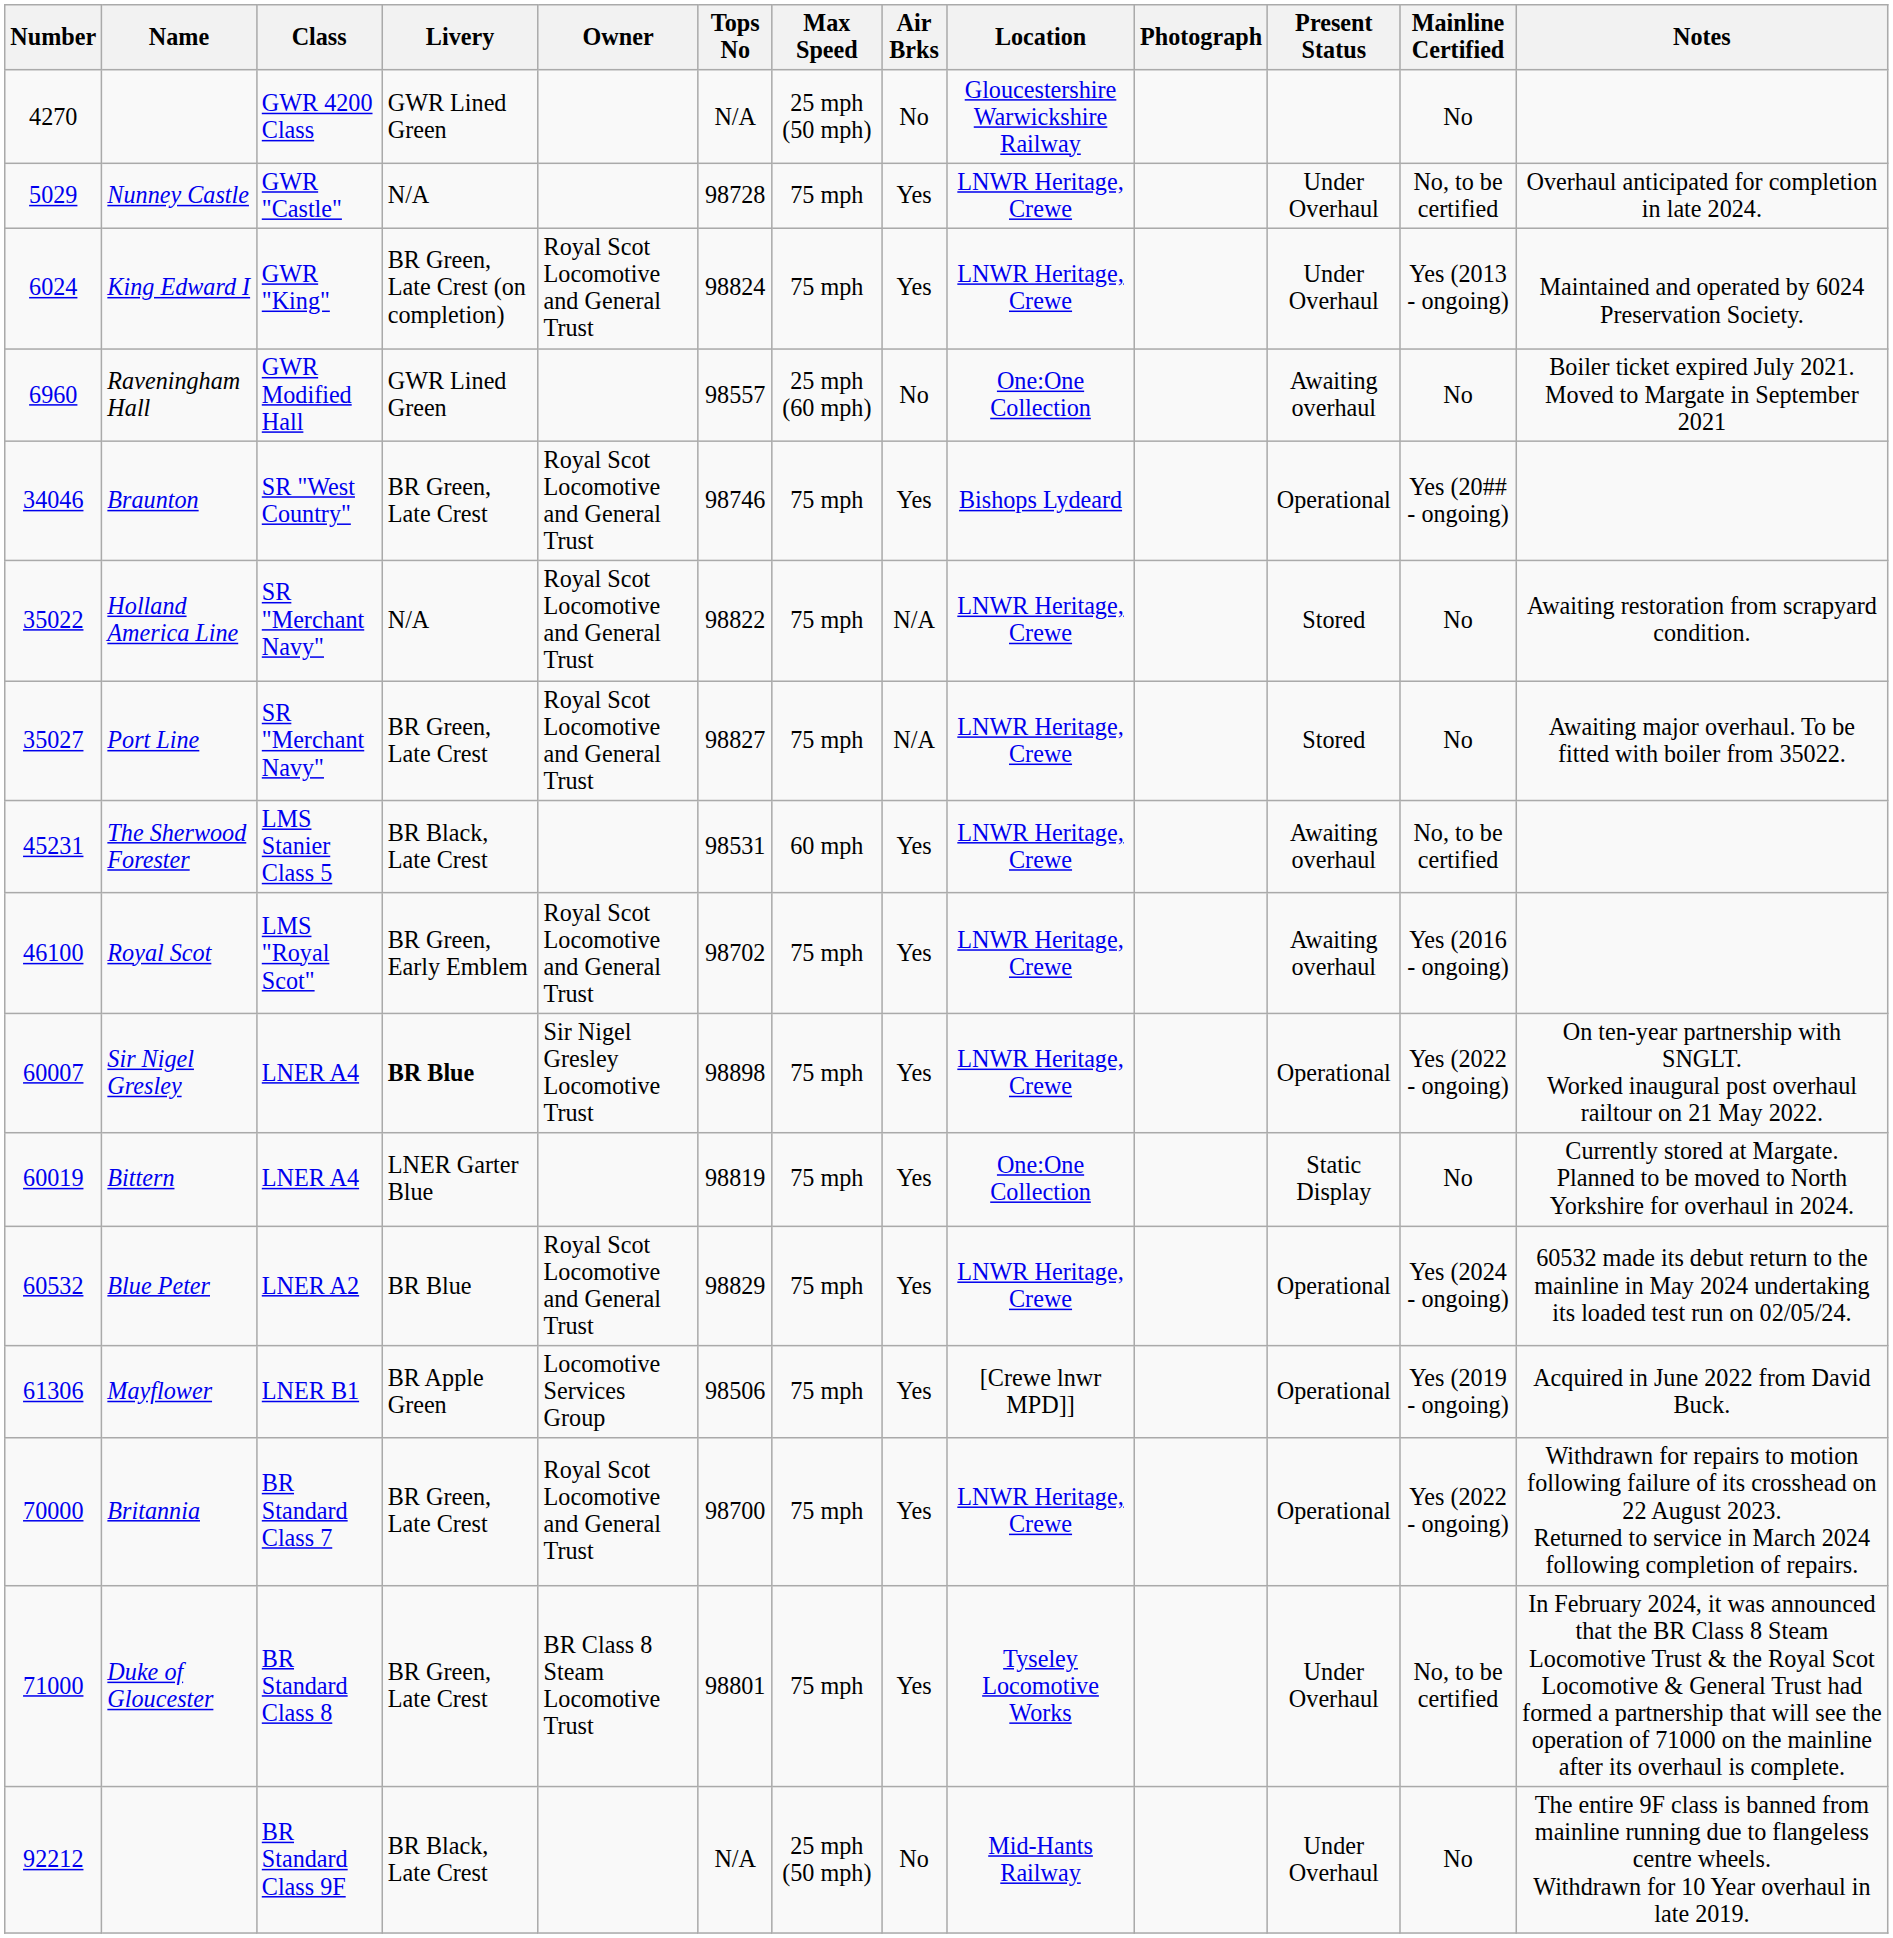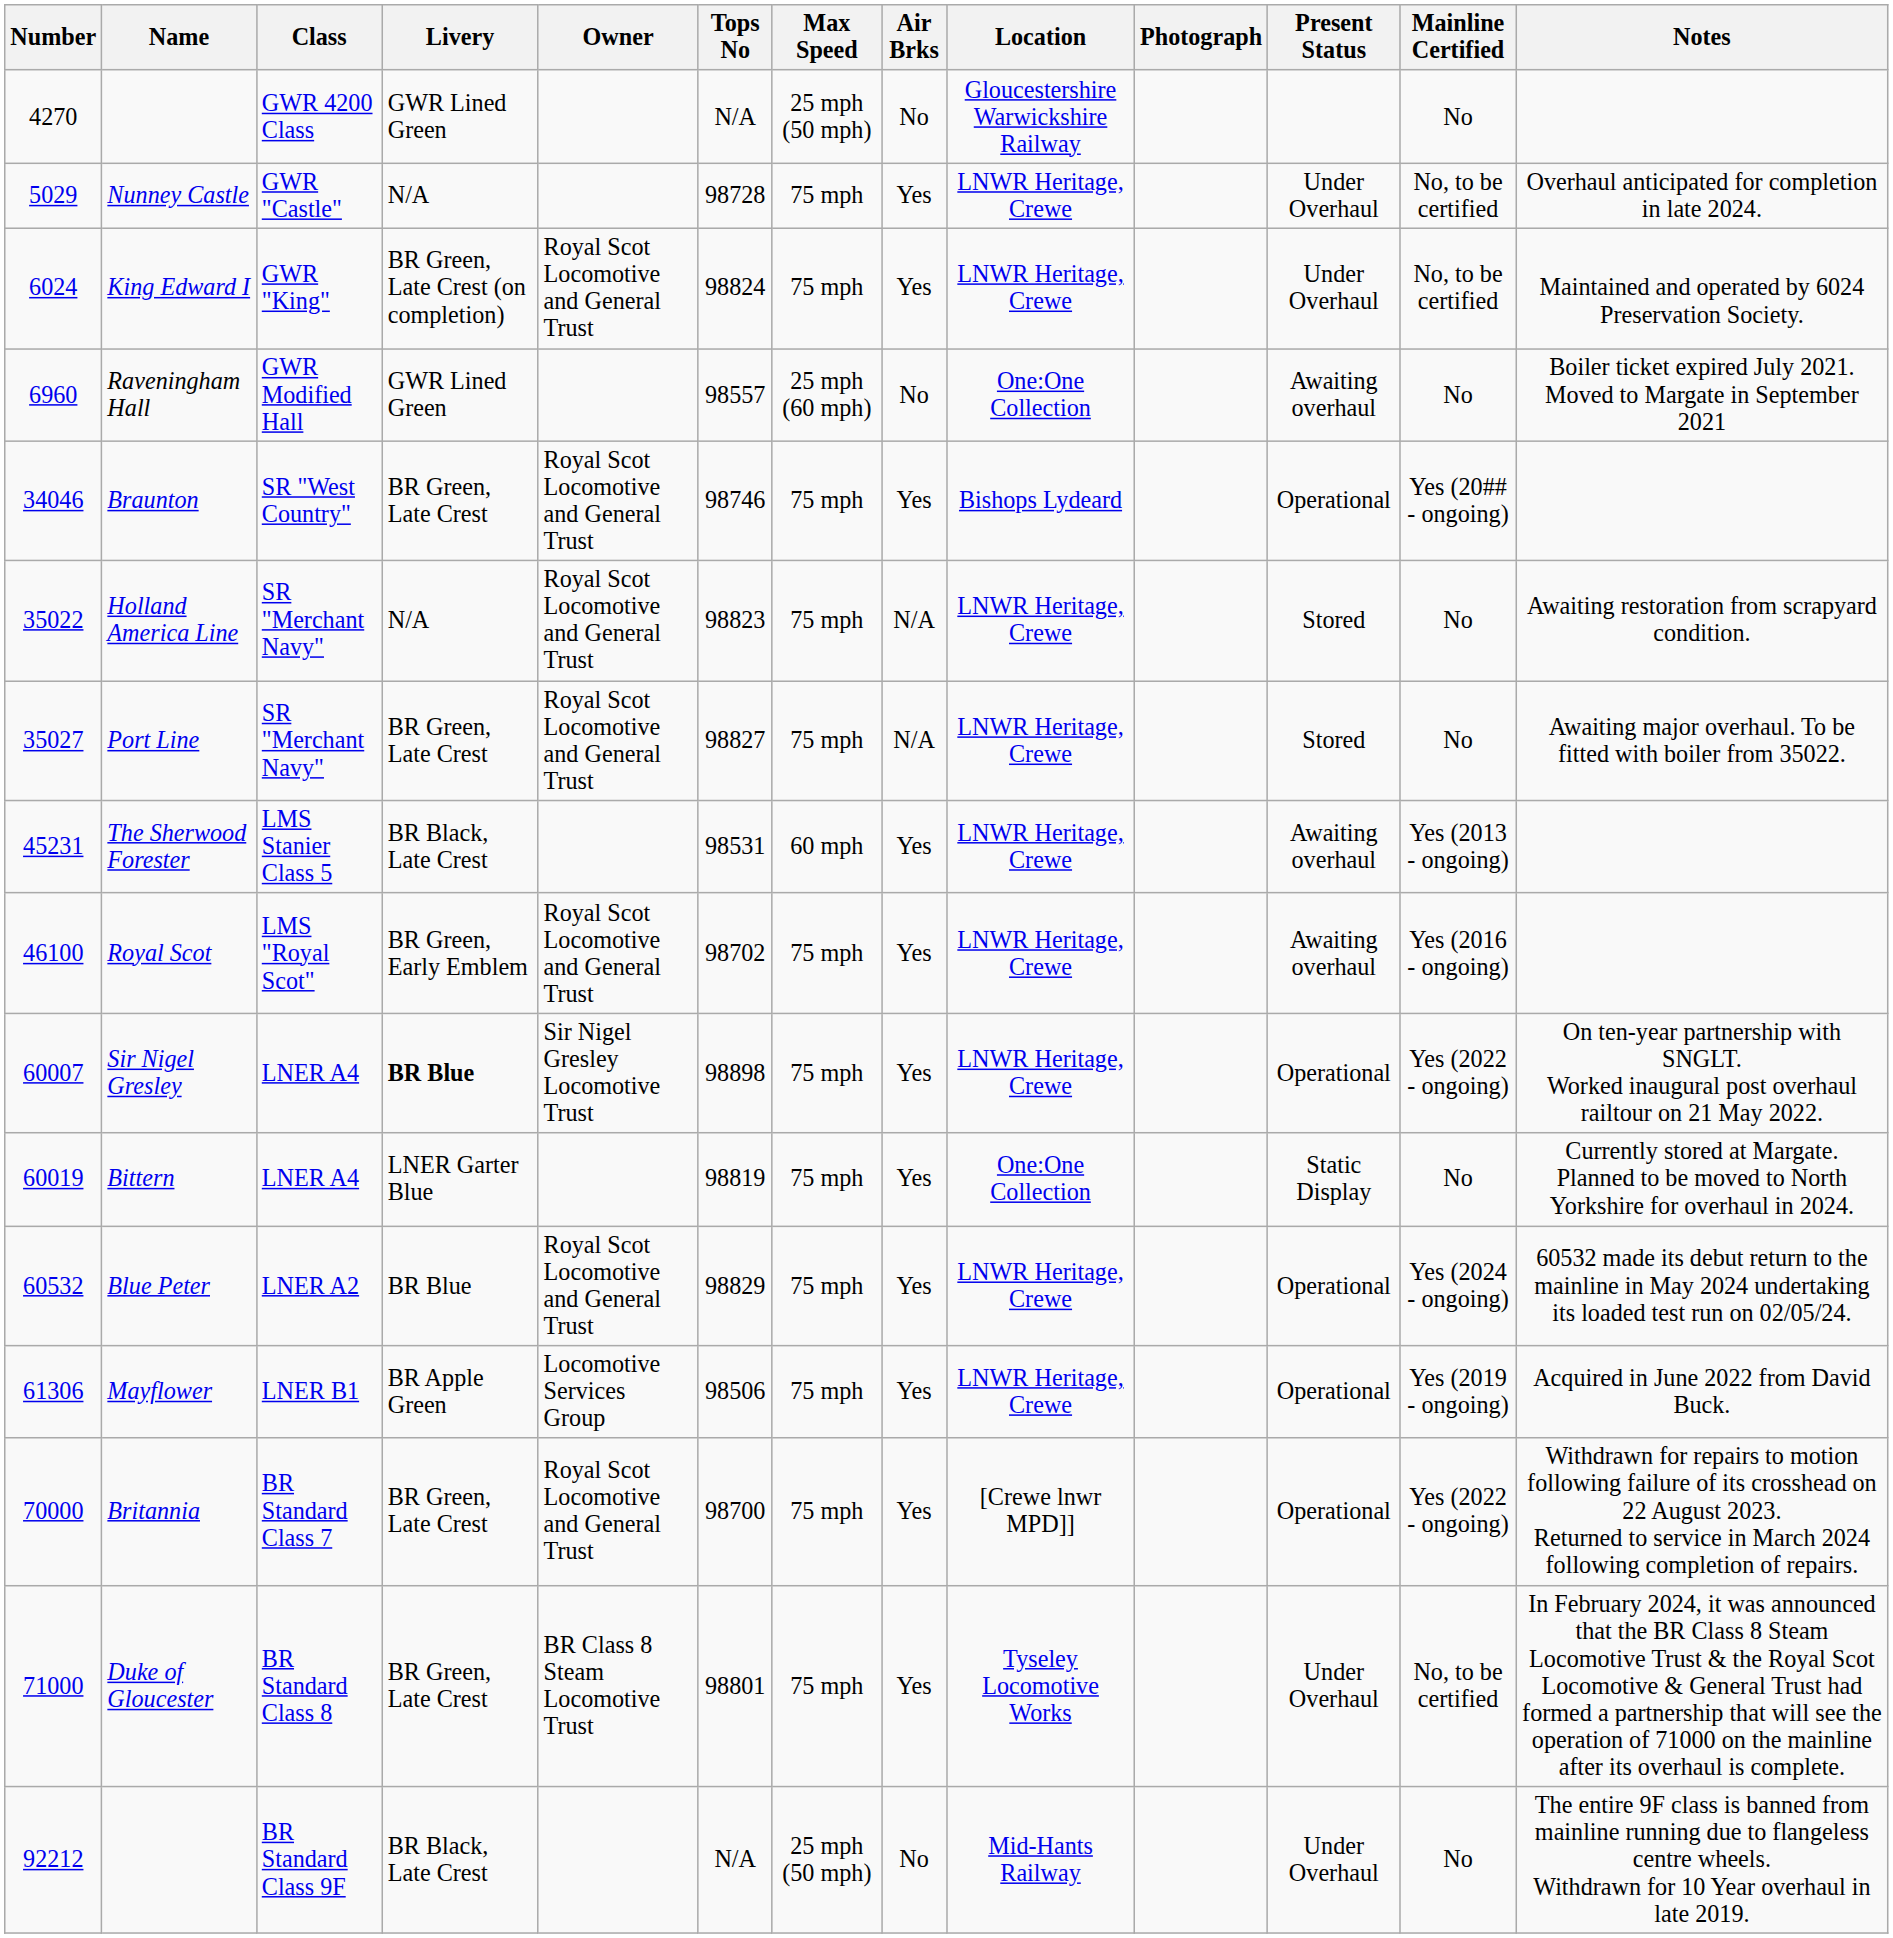(1458, 288) Yes (2013 - ongoing) -> (1458, 288) No, to be certified
(735, 620) 98822 -> (735, 620) 98823
(1458, 846) No, to be certified -> (1458, 846) Yes (2013 - ongoing)
(1041, 1391) [Crewe lnwr MPD]] -> (1041, 1391) LNWR Heritage, Crewe
(1041, 1511) LNWR Heritage, Crewe -> (1041, 1511) [Crewe lnwr MPD]]
